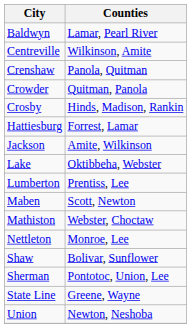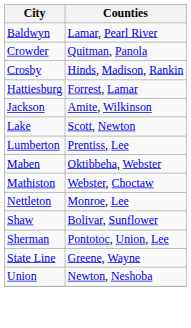- row: (33, 51)
- row: (31, 70)
(114, 164) Oktibbeha, Webster -> (101, 126) Scott, Newton
(101, 201) Scott, Newton -> (114, 164) Oktibbeha, Webster
